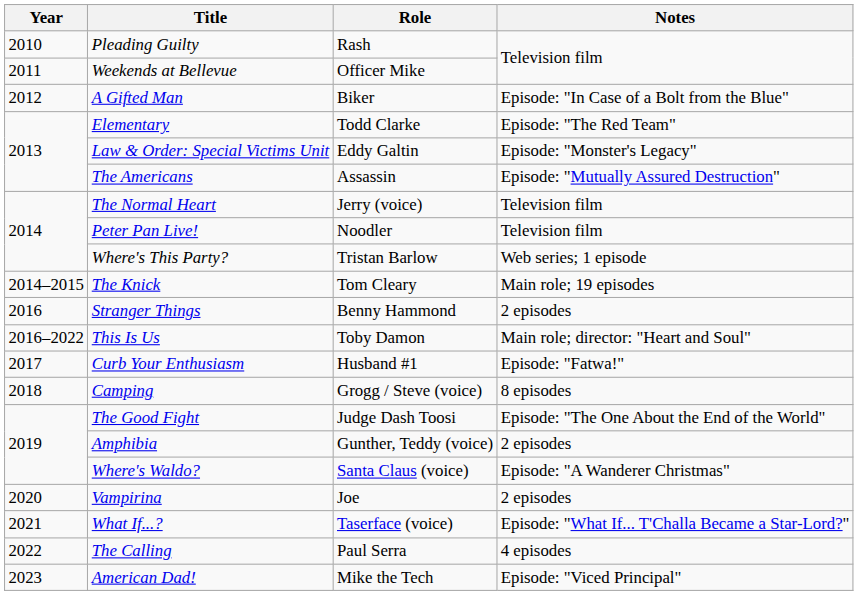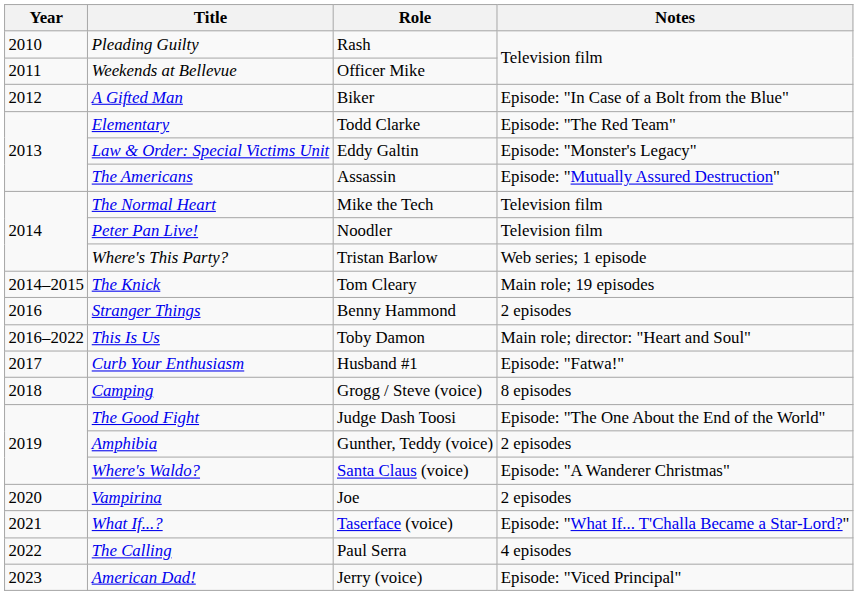(380, 204) Jerry (voice) -> (385, 204) Mike the Tech
(385, 577) Mike the Tech -> (380, 577) Jerry (voice)
